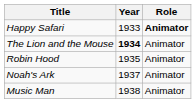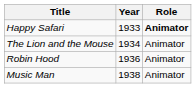(129, 43) bold -> (129, 43) normal
(129, 59) 1935 -> (129, 59) 1936
- row: (31, 75)
